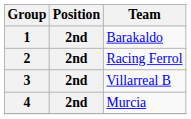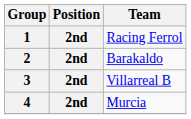(135, 37) Barakaldo -> (144, 37) Racing Ferrol
(144, 59) Racing Ferrol -> (135, 59) Barakaldo
